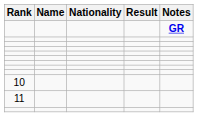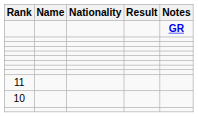rows swapped: (19, 82) <-> (19, 99)
